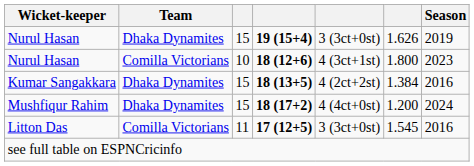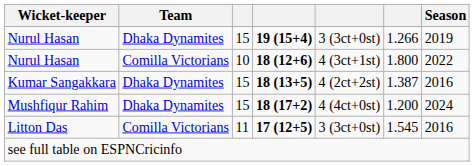(402, 37) 1.626 -> (402, 37) 1.266
(439, 60) 2023 -> (439, 60) 2022
(402, 82) 1.384 -> (402, 82) 1.387
